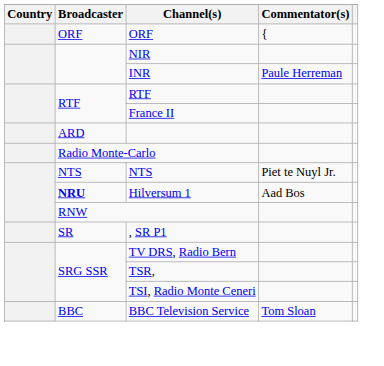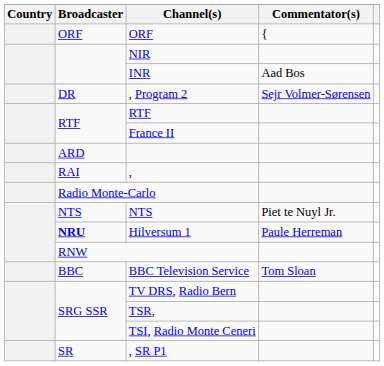(302, 73) Paule Herreman -> (283, 73) Aad Bos
+ row: (158, 93)
+ row: (130, 172)
(283, 192) Aad Bos -> (302, 232) Paule Herreman
rows swapped: (148, 232) <-> (189, 311)
